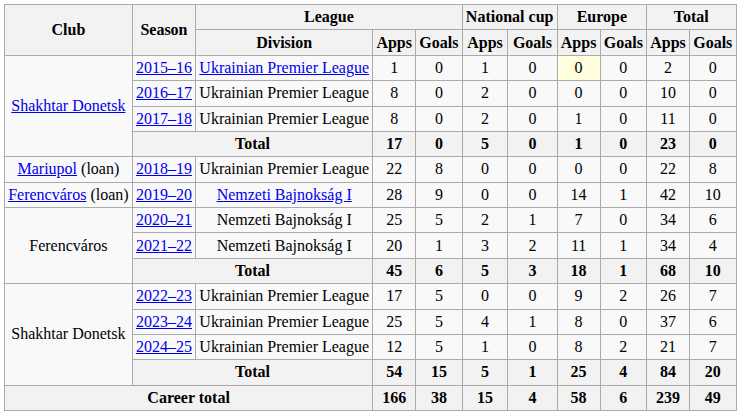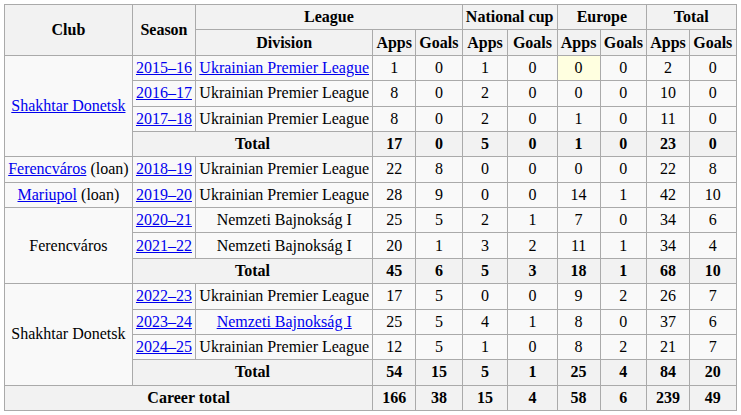(68, 169) Mariupol (loan) -> (68, 169) Ferencváros (loan)
(68, 194) Ferencváros (loan) -> (68, 194) Mariupol (loan)
(284, 194) Nemzeti Bajnokság I -> (284, 194) Ukrainian Premier League
(284, 321) Ukrainian Premier League -> (284, 321) Nemzeti Bajnokság I
